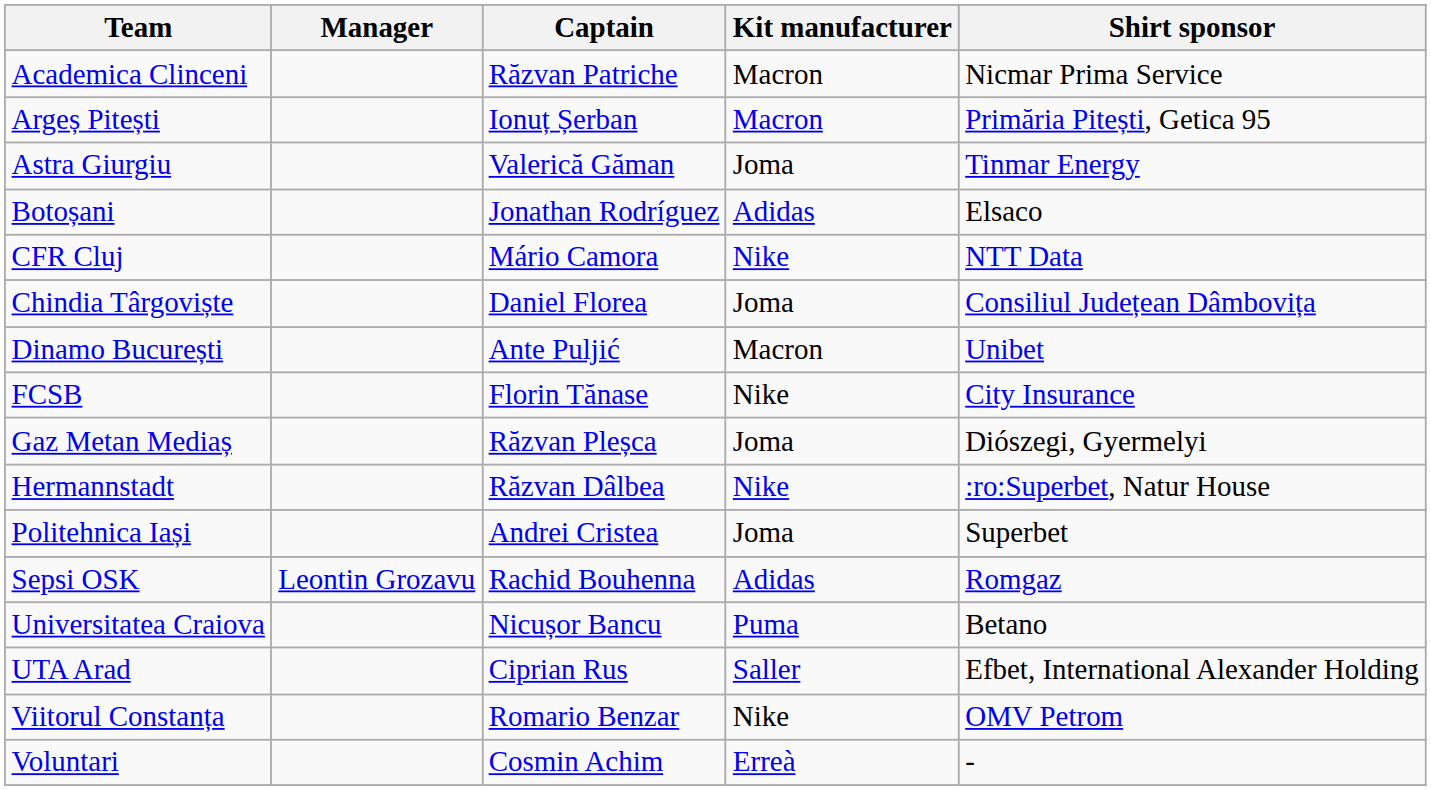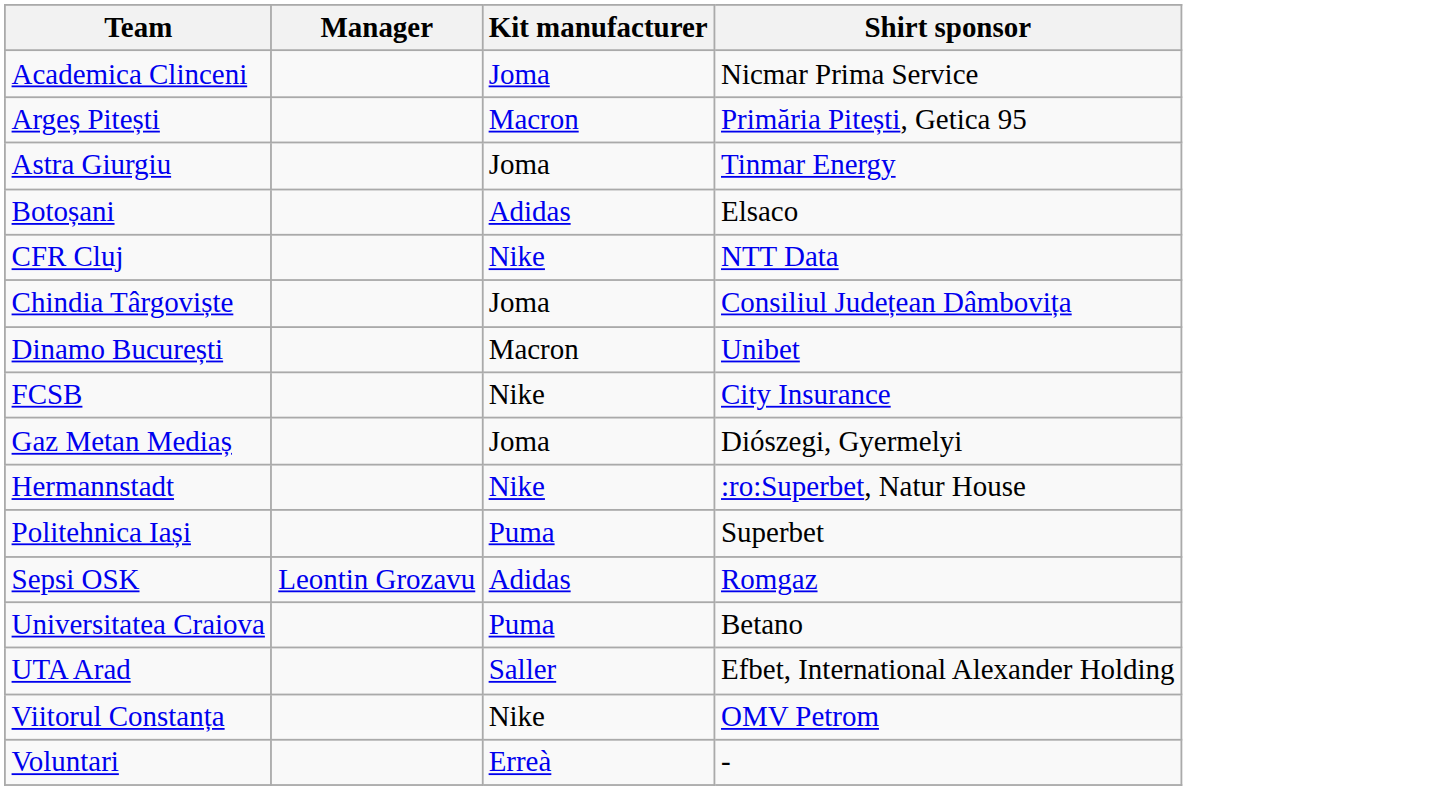- column: (604, 27)
(778, 73) Macron -> (519, 73) Joma
(763, 532) Joma -> (522, 532) Puma
